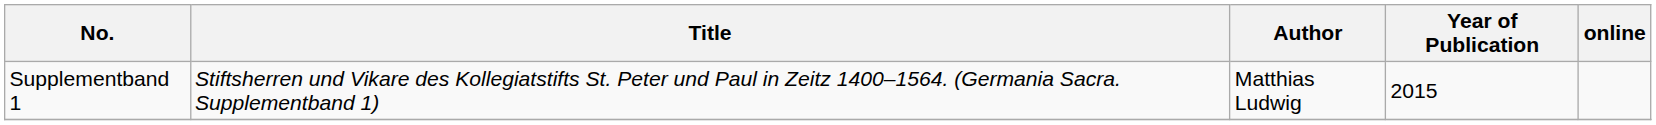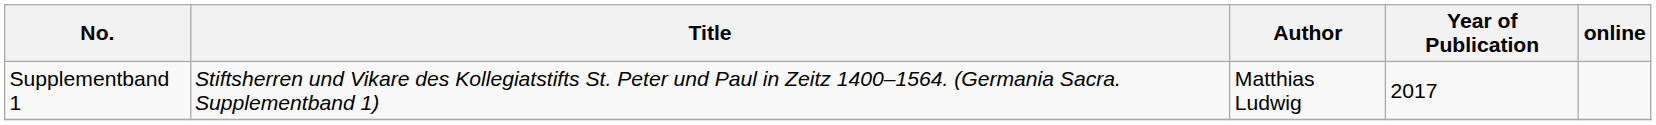(1414, 90) 2015 -> (1414, 90) 2017
